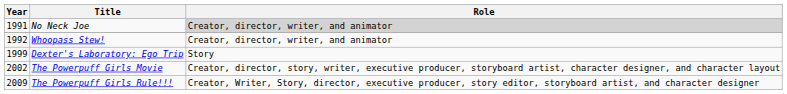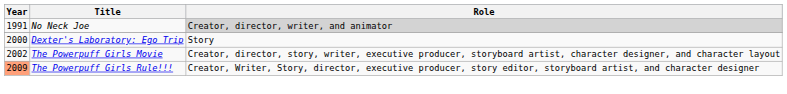- row: (68, 40)
(17, 54) 1999 -> (17, 40) 2000
(17, 82) no background -> (17, 68) lightsalmon background
